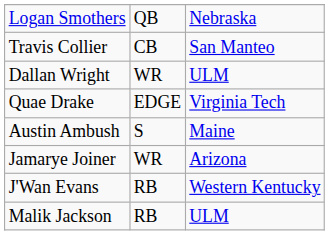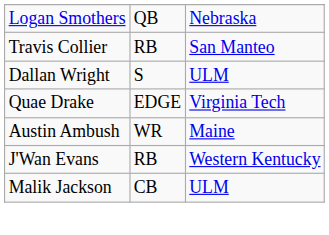(146, 46) CB -> (146, 46) RB
(148, 74) WR -> (139, 74) S
(139, 131) S -> (148, 131) WR
- row: (62, 159)
(146, 215) RB -> (146, 187) CB
